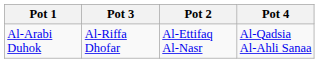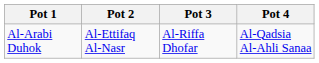columns swapped: (198, 14) <-> (121, 14)
